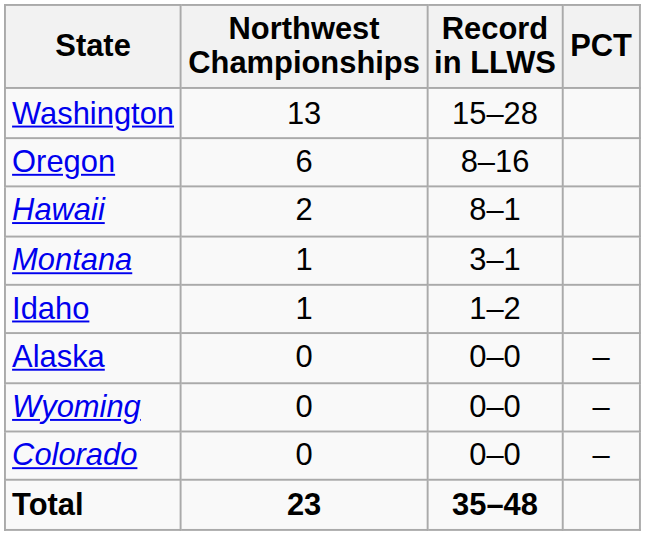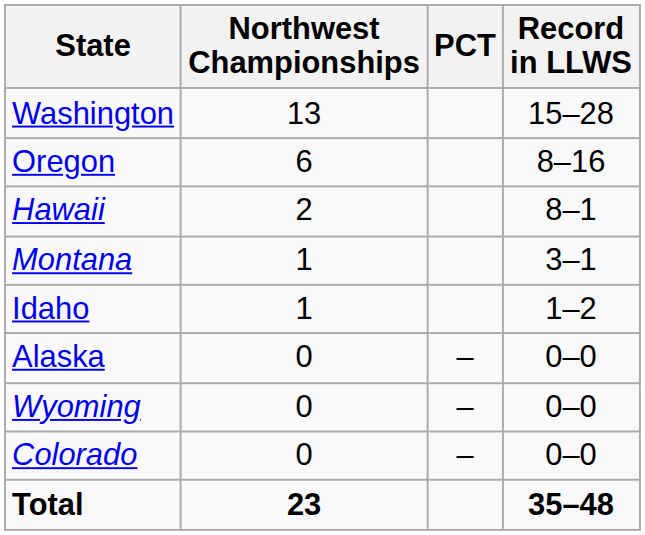columns swapped: (495, 46) <-> (601, 46)
